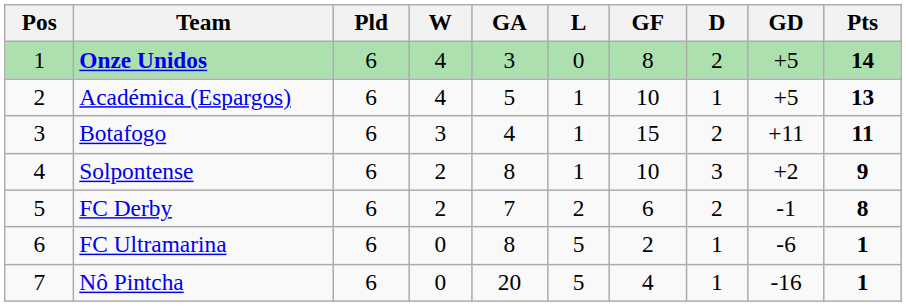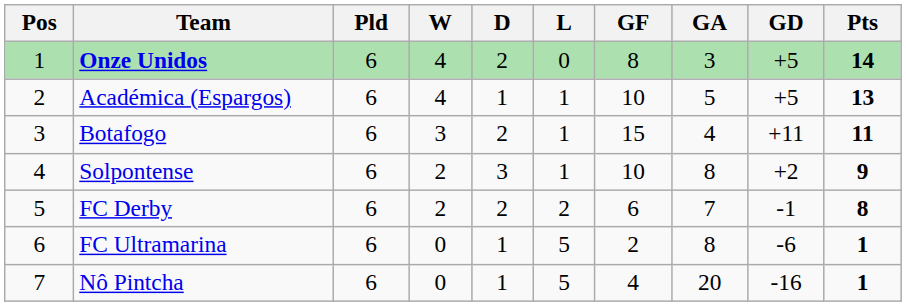columns swapped: (717, 23) <-> (509, 23)
